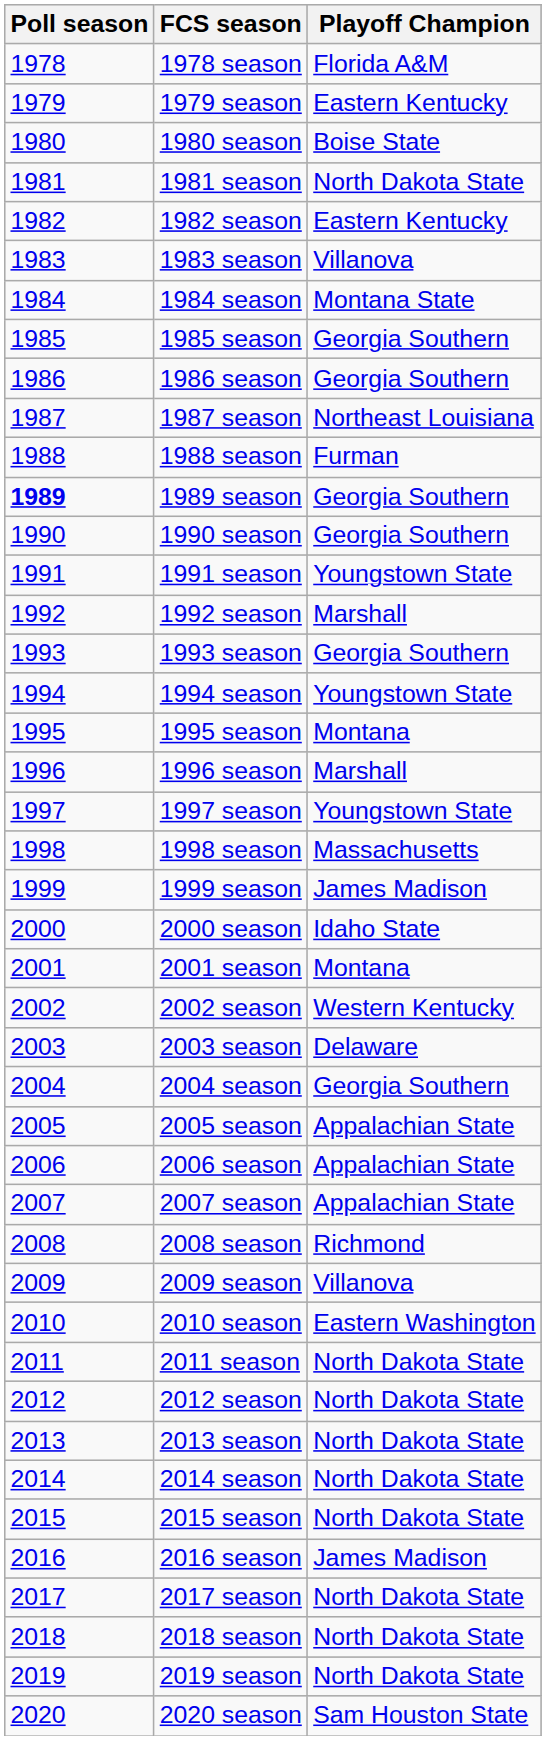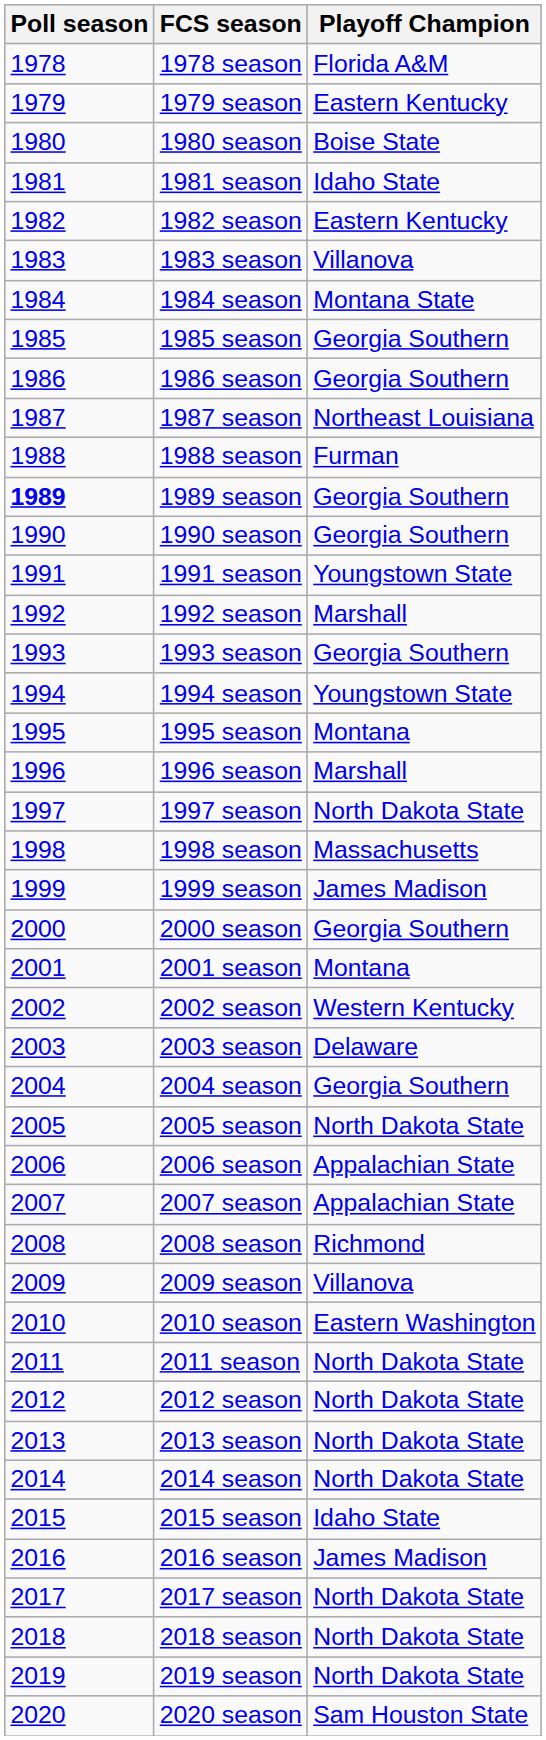(419, 181) North Dakota State -> (377, 181) Idaho State
(413, 810) Youngstown State -> (419, 810) North Dakota State
(377, 928) Idaho State -> (411, 928) Georgia Southern
(414, 1125) Appalachian State -> (419, 1125) North Dakota State
(419, 1518) North Dakota State -> (377, 1518) Idaho State
